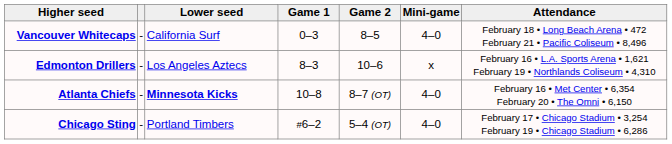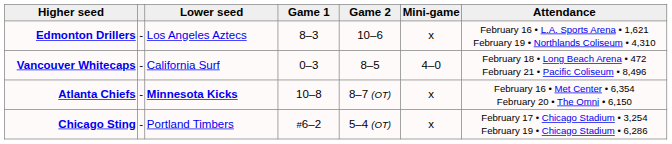rows swapped: (86, 65) <-> (76, 35)
(431, 94) 4–0 -> (431, 94) x
(431, 124) 4–0 -> (431, 124) x
